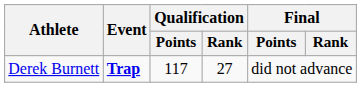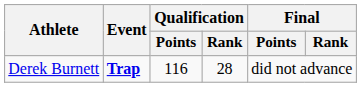(176, 69) 117 -> (176, 69) 116
(225, 69) 27 -> (225, 69) 28
